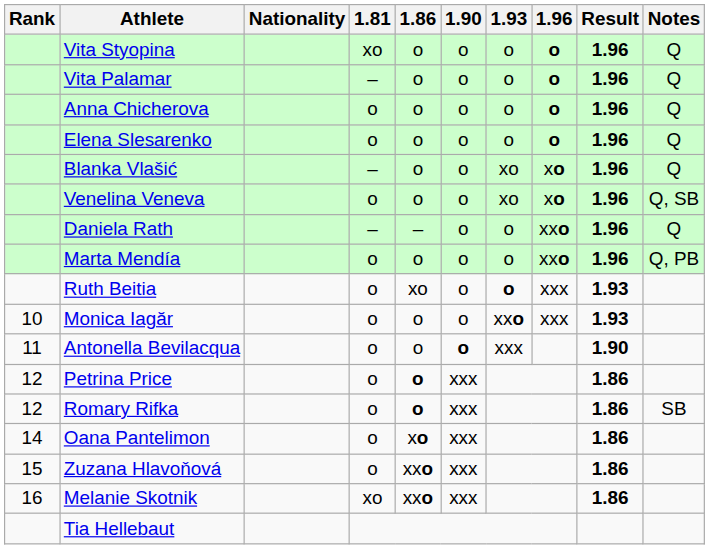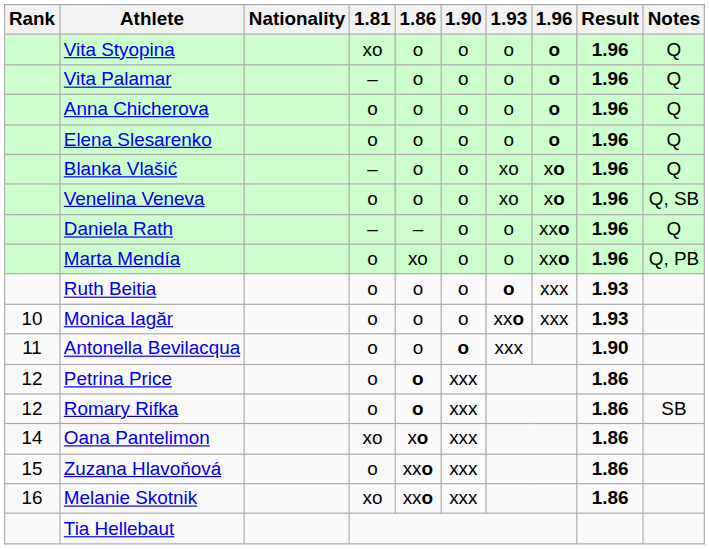(418, 259) o -> (418, 259) xo
(418, 288) xo -> (418, 288) o
(372, 438) o -> (372, 438) xo
